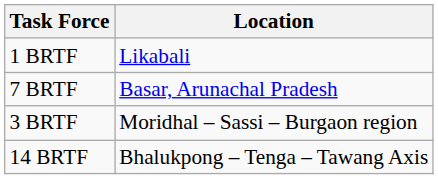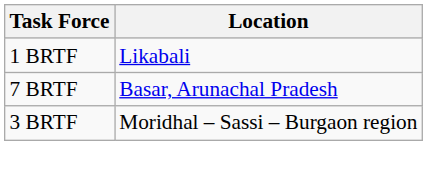- row: (49, 156)
